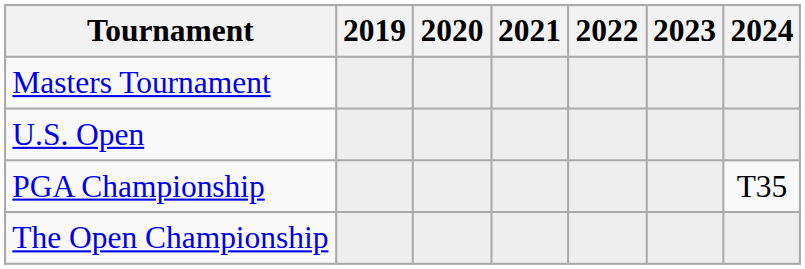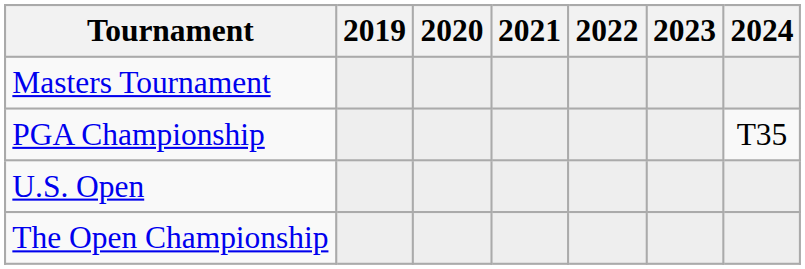rows swapped: (139, 186) <-> (78, 134)
